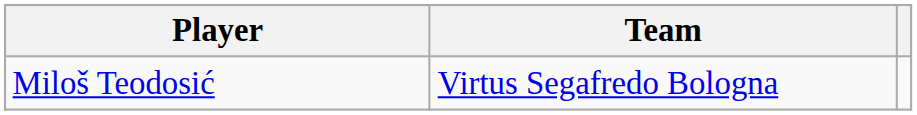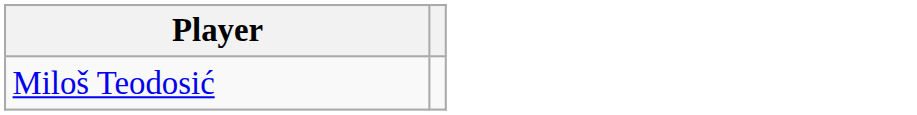- column: (663, 30)
